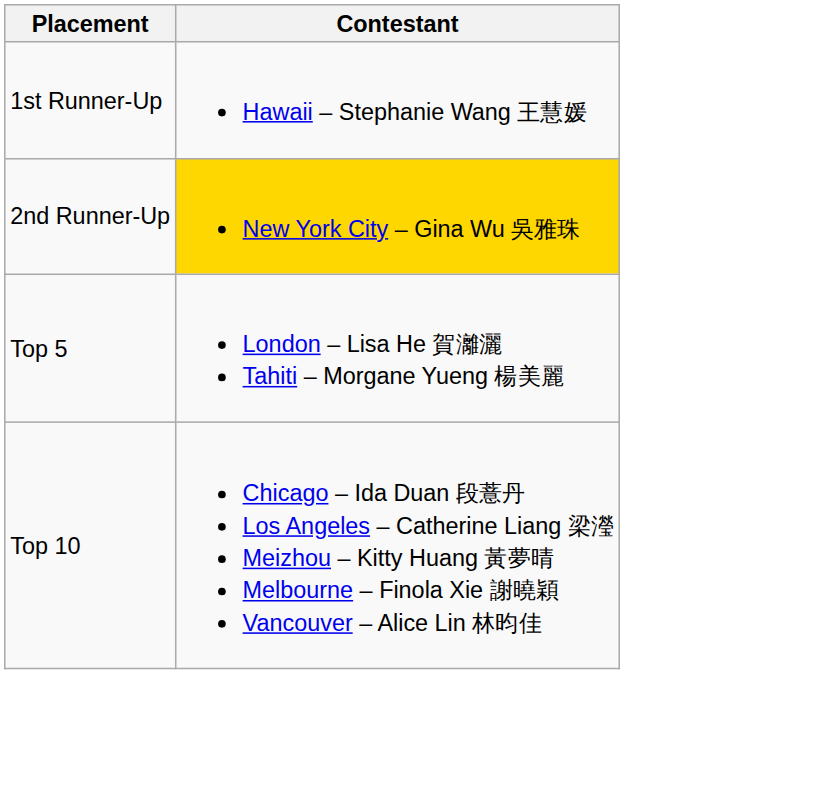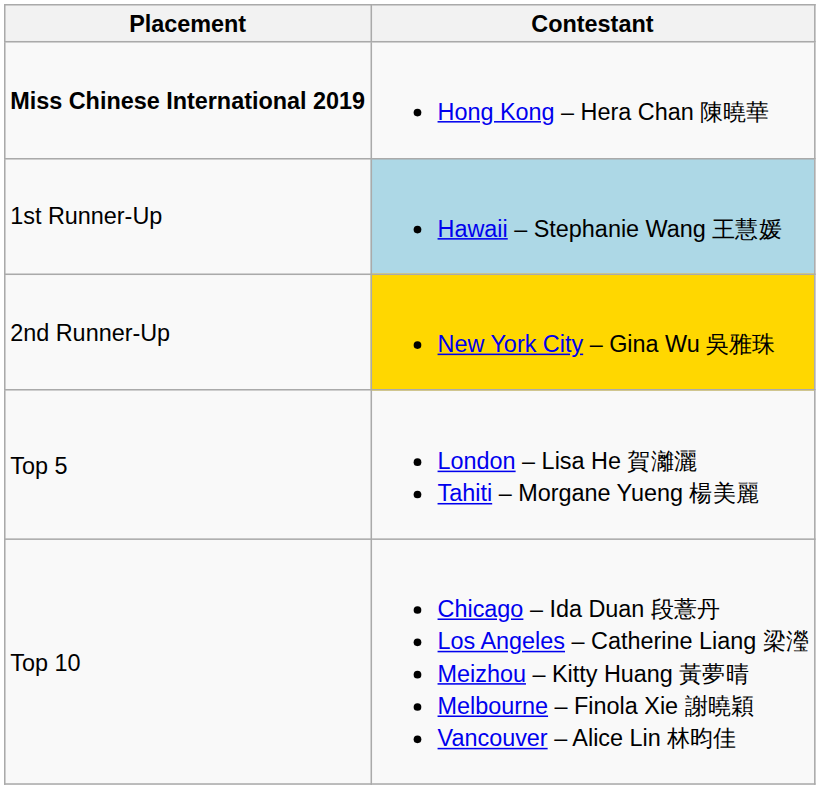+ row: (188, 100)
(397, 113) no background -> (592, 229) lightblue background
